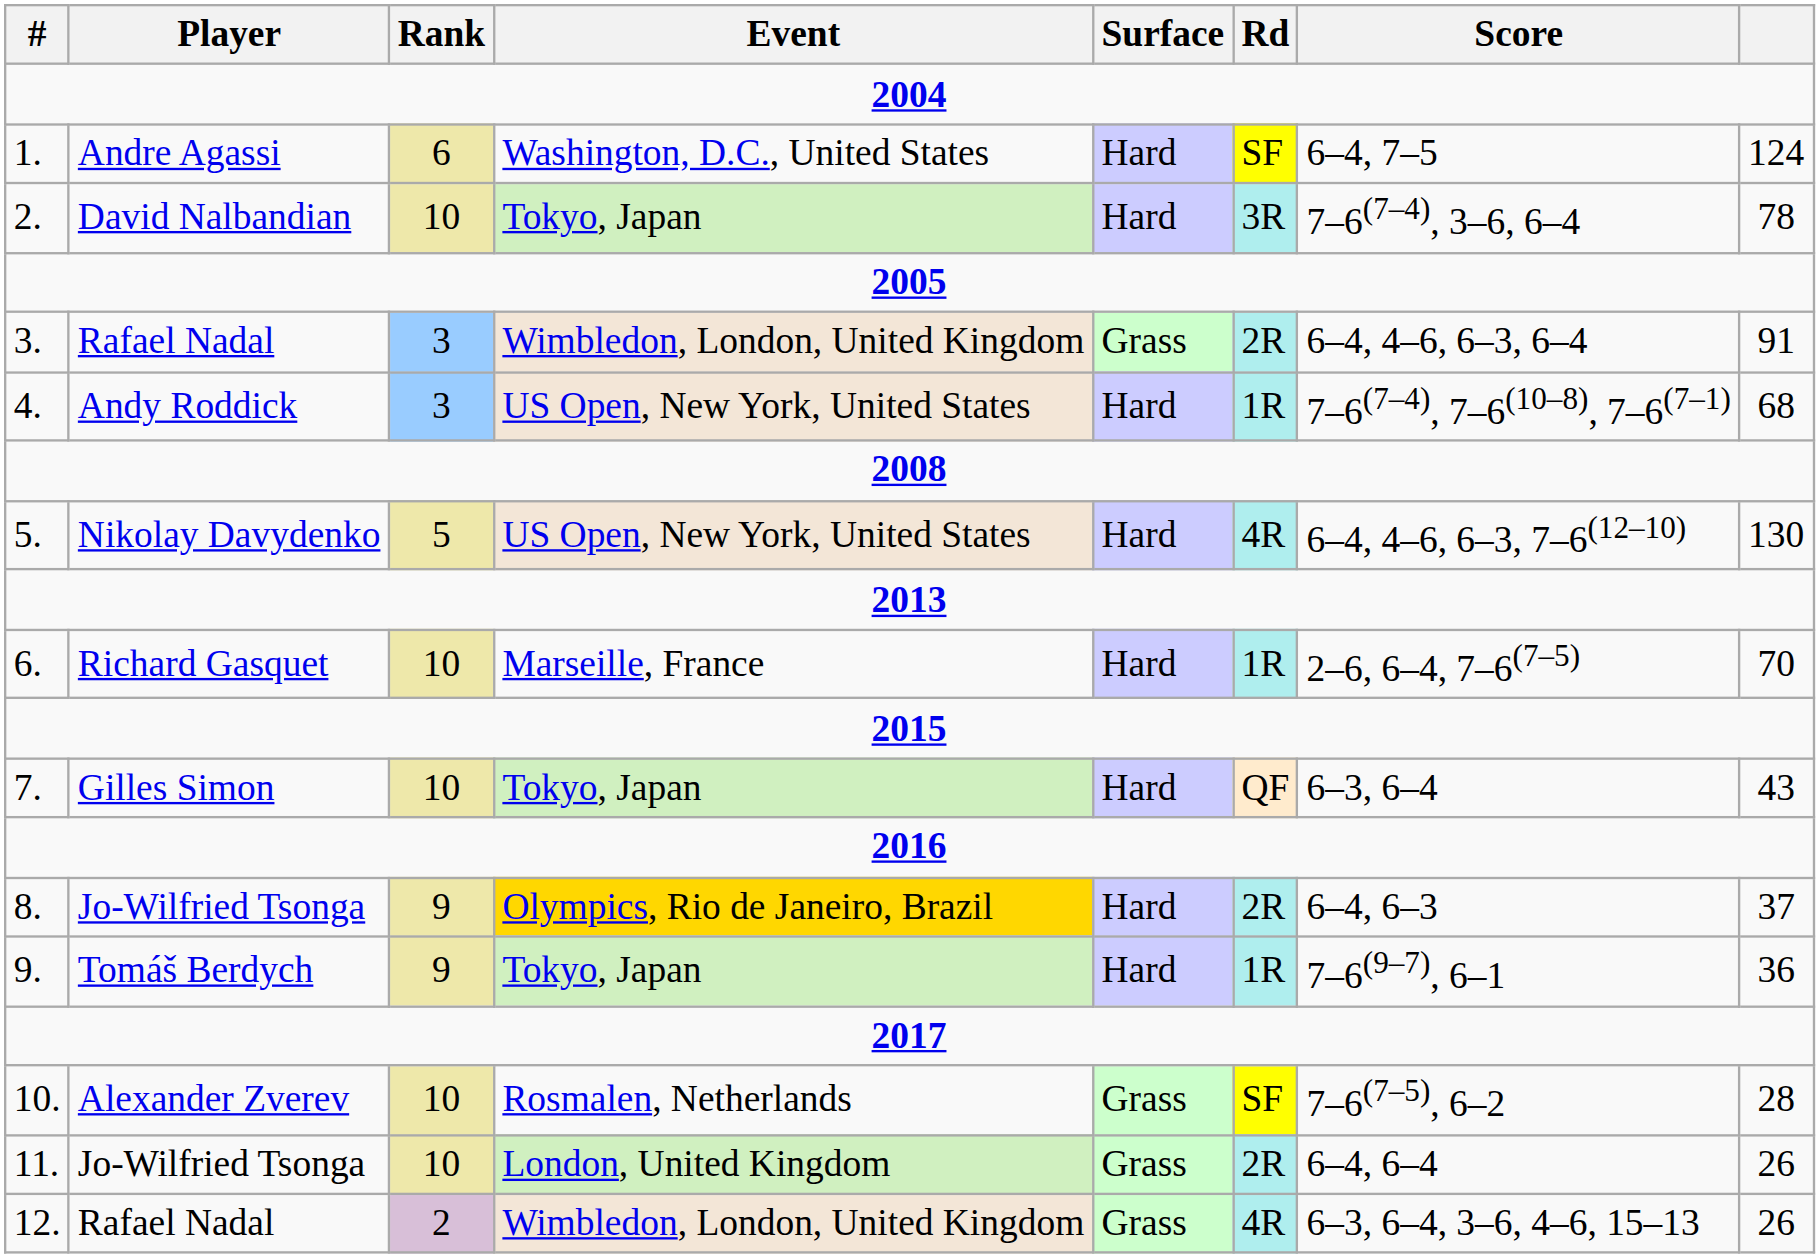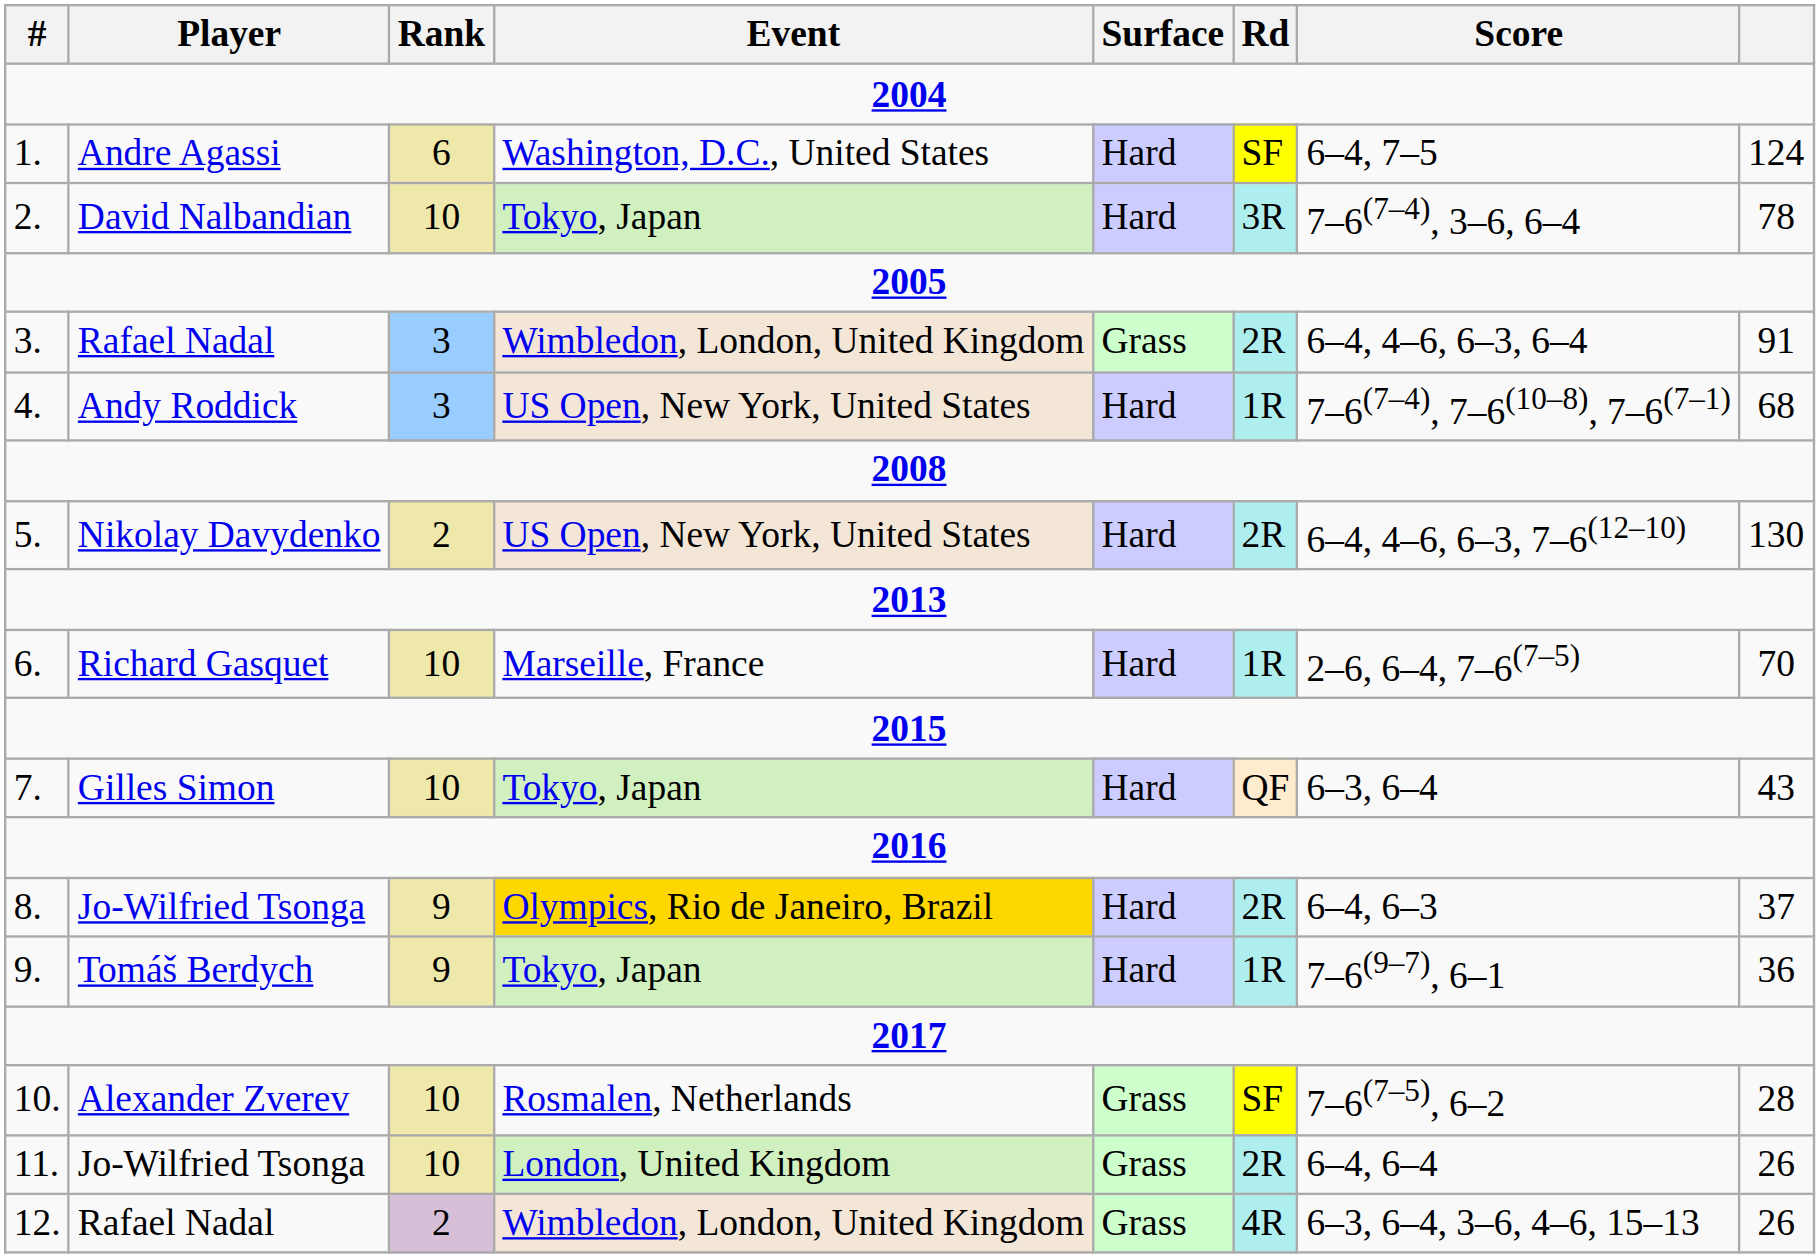(441, 534) 5 -> (441, 534) 2
(1263, 534) 4R -> (1263, 534) 2R
